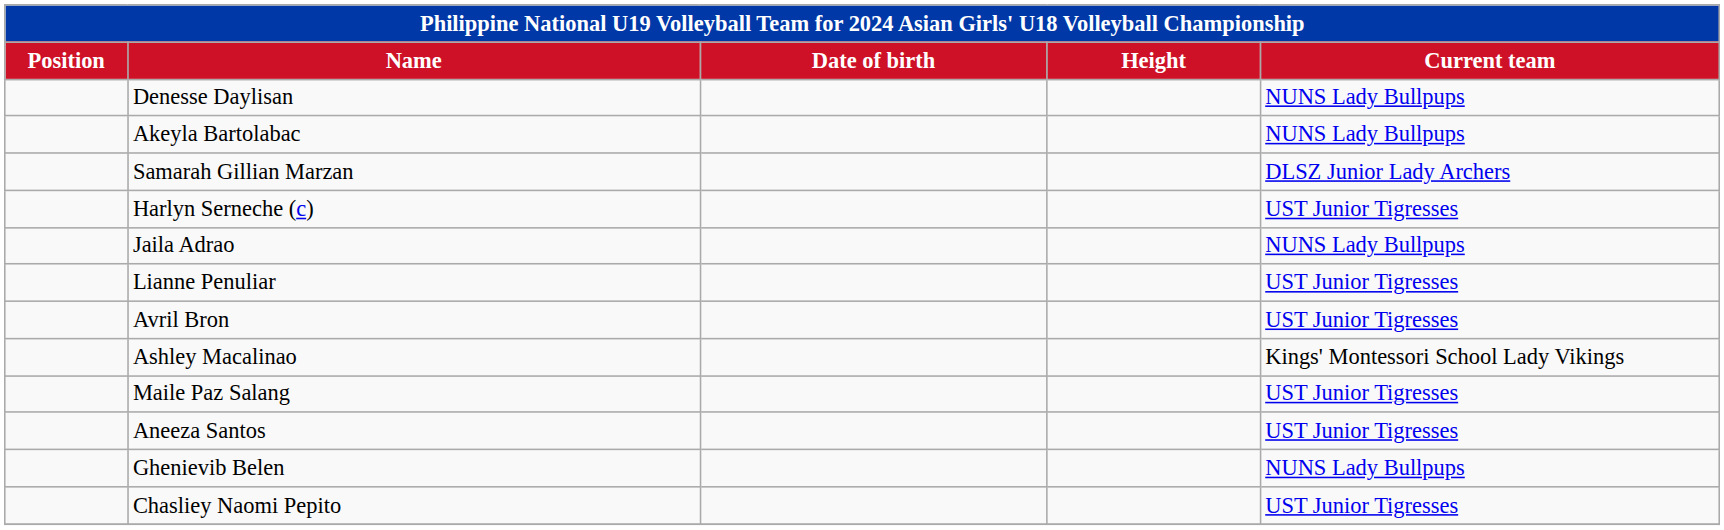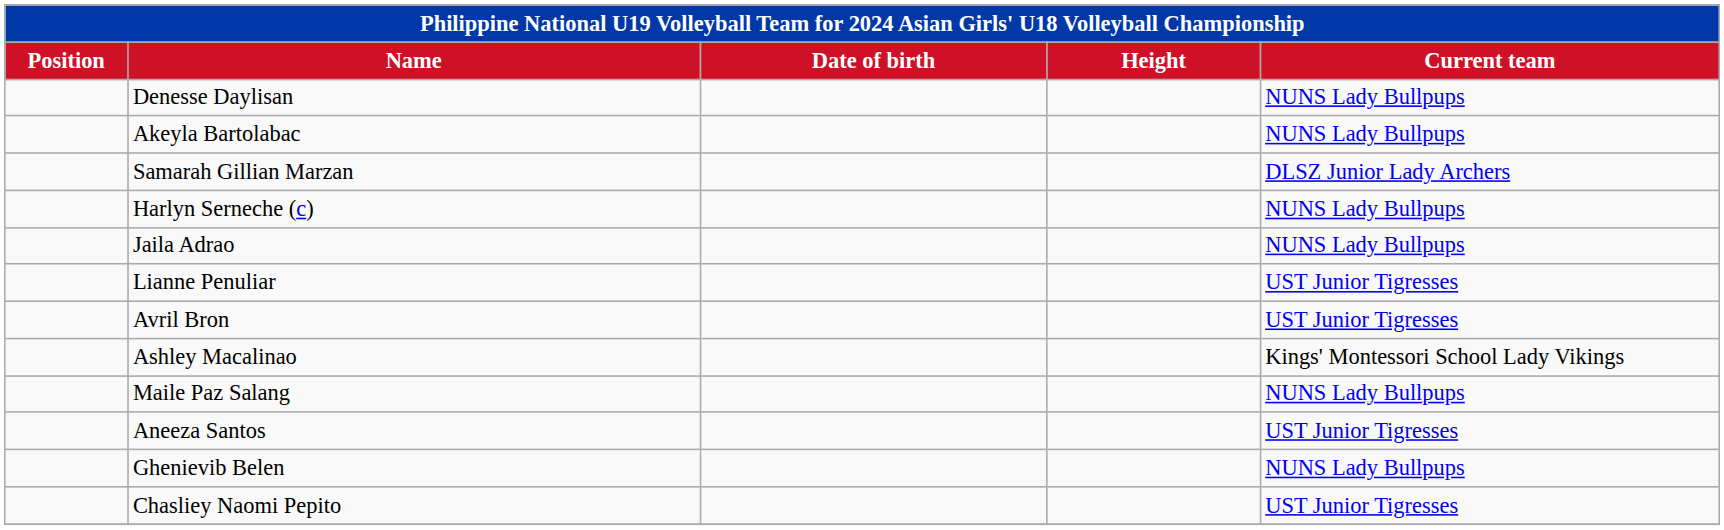(1362, 208) UST Junior Tigresses -> (1365, 208) NUNS Lady Bullpups
(1362, 393) UST Junior Tigresses -> (1365, 393) NUNS Lady Bullpups
